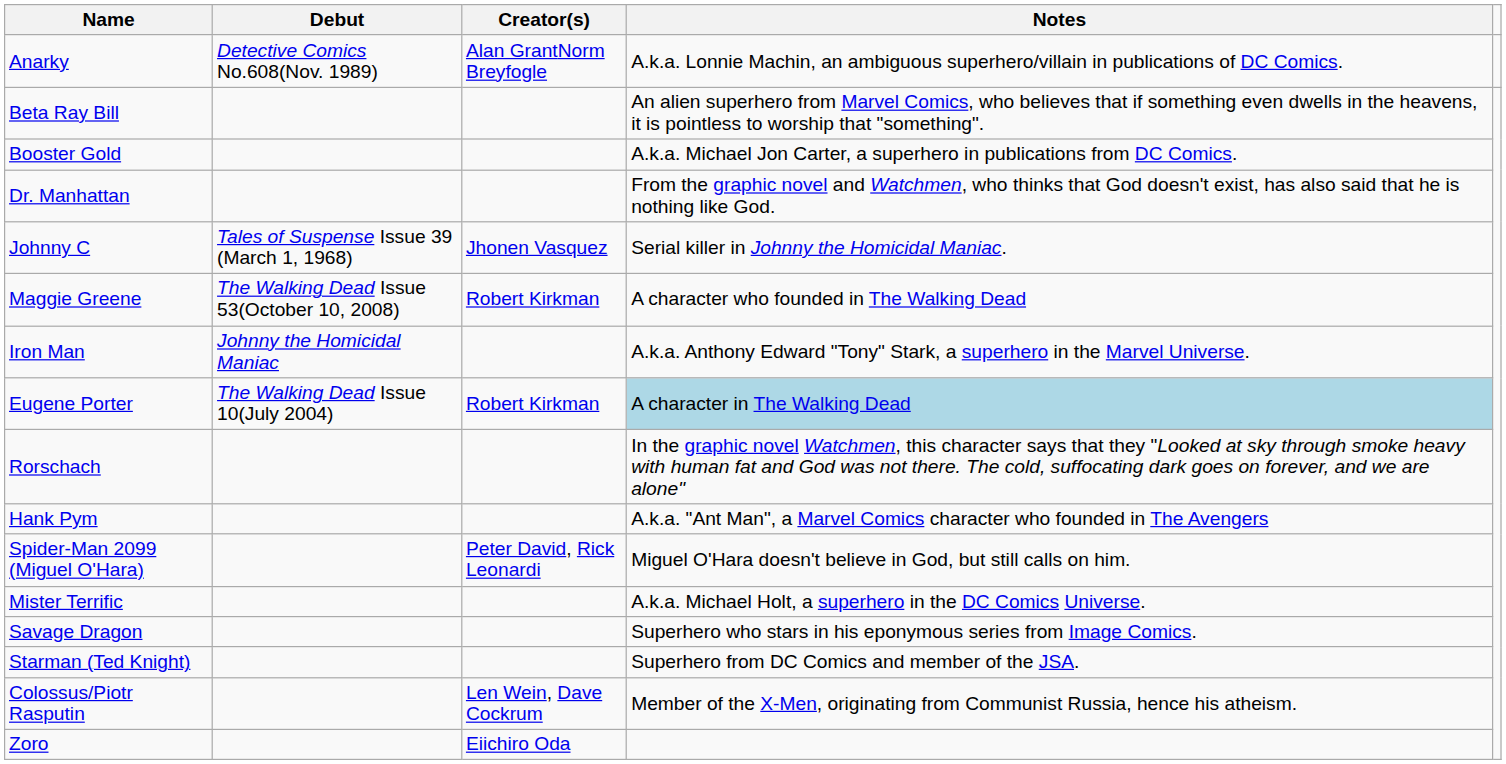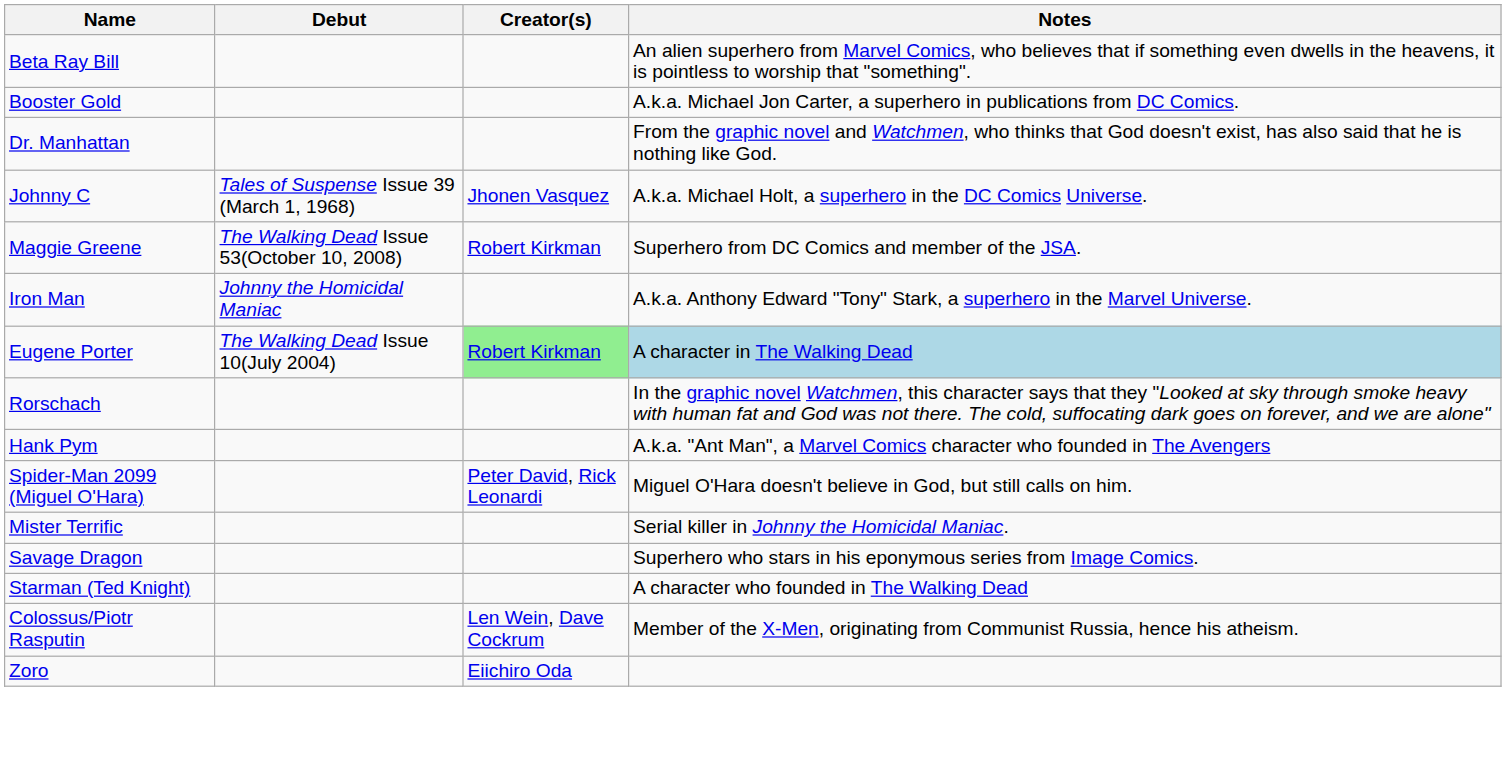- row: (39, 60)
(819, 247) Serial killer in Johnny the Homicidal Maniac. -> (890, 195) A.k.a. Michael Holt, a superhero in the DC Comics Universe.
(829, 299) A character who founded in The Walking Dead -> (857, 247) Superhero from DC Comics and member of the JSA.
(533, 403) no background -> (534, 351) lightgreen background
(888, 601) A.k.a. Michael Holt, a superhero in the DC Comics Universe. -> (821, 527) Serial killer in Johnny the Homicidal Maniac.
(855, 662) Superhero from DC Comics and member of the JSA. -> (831, 588) A character who founded in The Walking Dead
